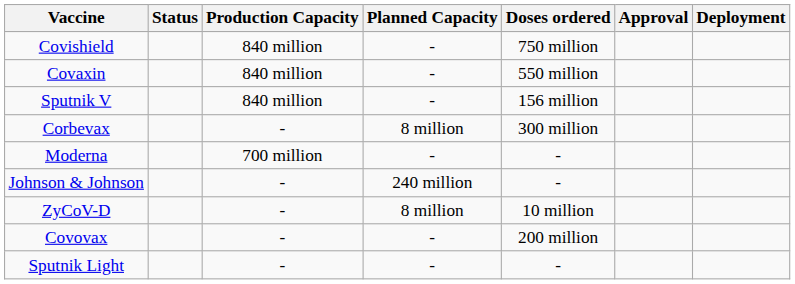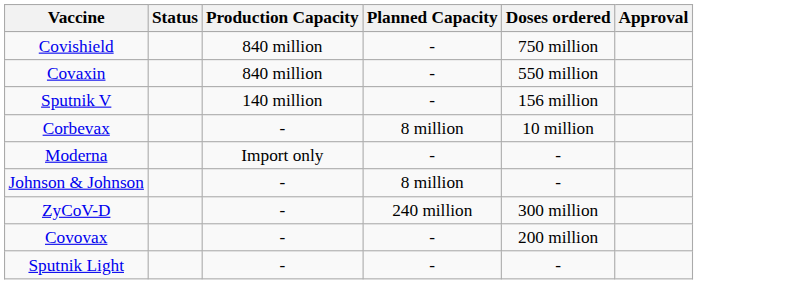- column: (741, 18)
(282, 100) 840 million -> (282, 100) 140 million
(558, 127) 300 million -> (558, 127) 10 million
(282, 155) 700 million -> (282, 155) Import only
(432, 182) 240 million -> (432, 182) 8 million
(432, 210) 8 million -> (432, 210) 240 million
(558, 210) 10 million -> (558, 210) 300 million
